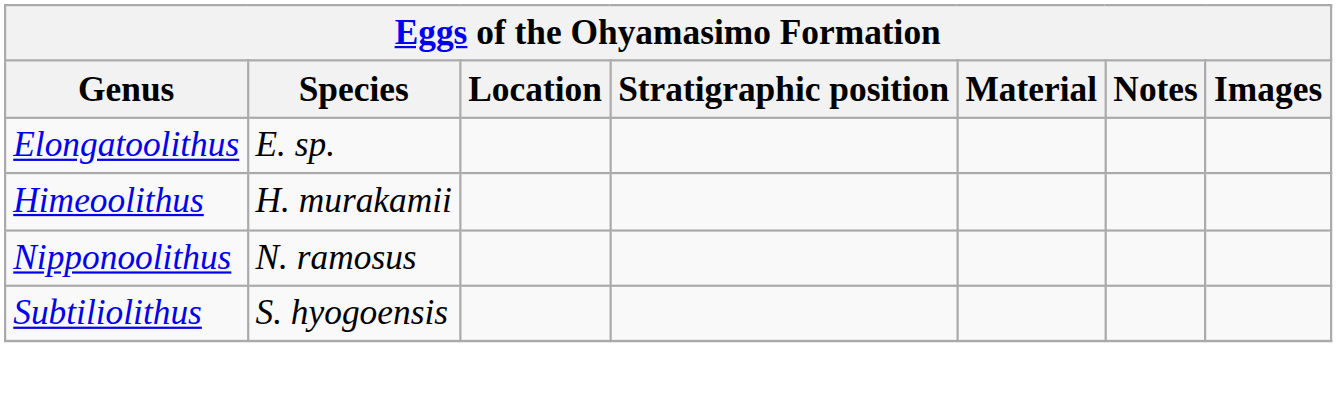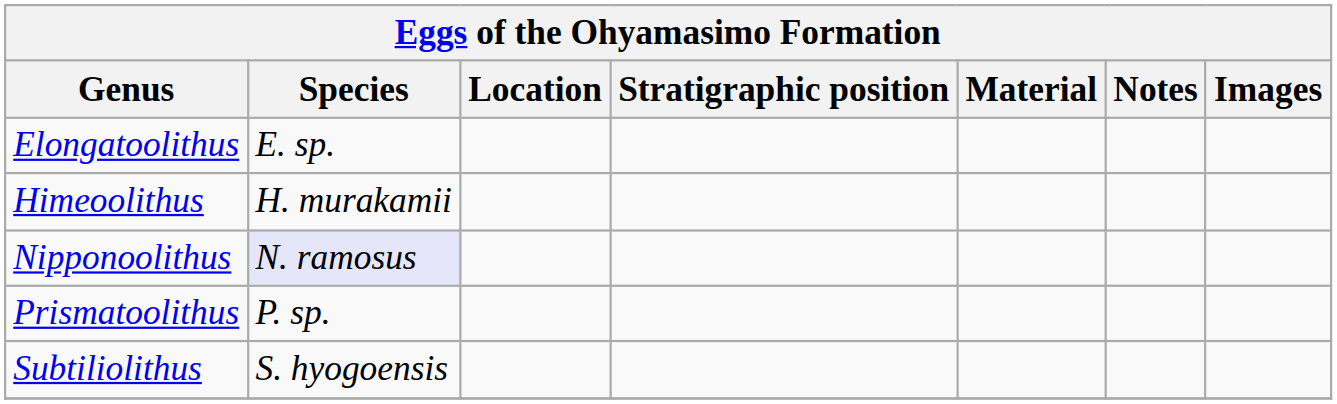(336, 256) no background -> (336, 256) lavender background
+ row: (126, 312)
